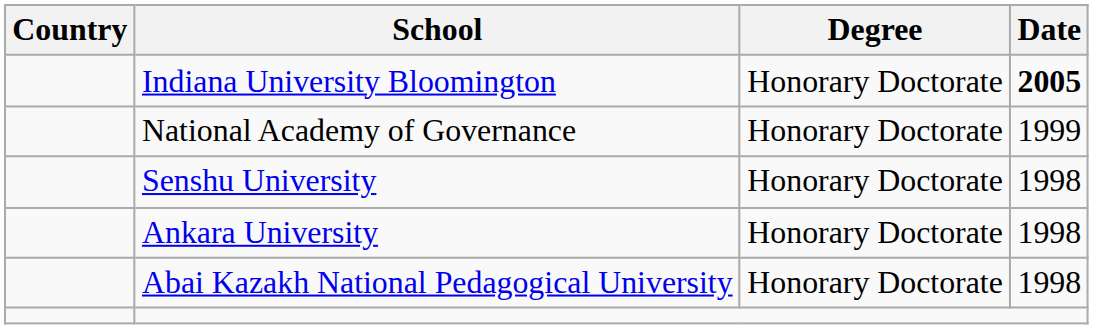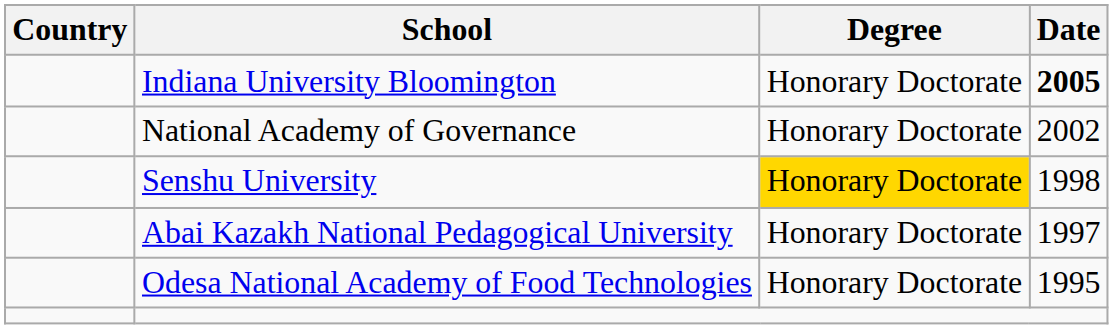(1049, 130) 1999 -> (1069, 130) 2002
(875, 181) no background -> (894, 181) gold background
- row: (260, 231)
(1049, 282) 1998 -> (1069, 231) 1997
+ row: (447, 282)
